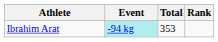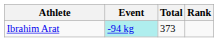(168, 28) 353 -> (168, 28) 373
